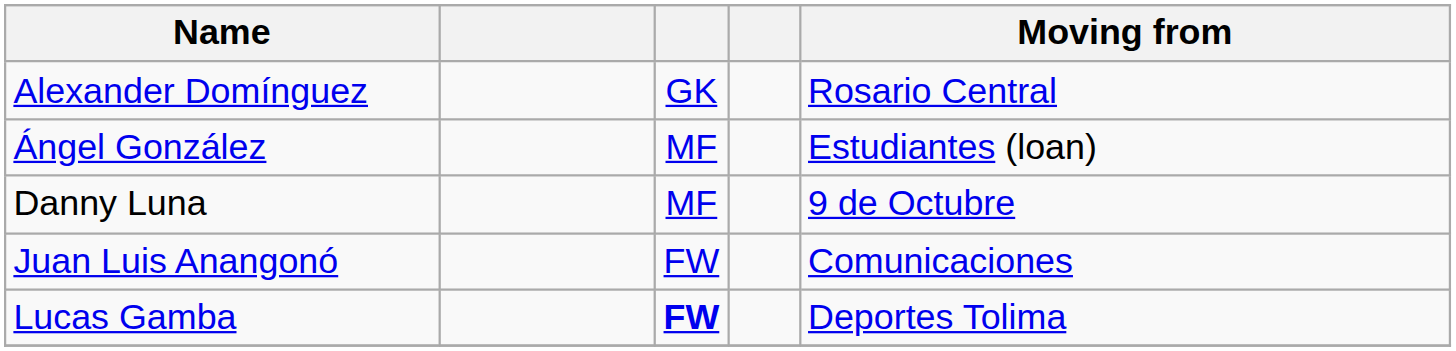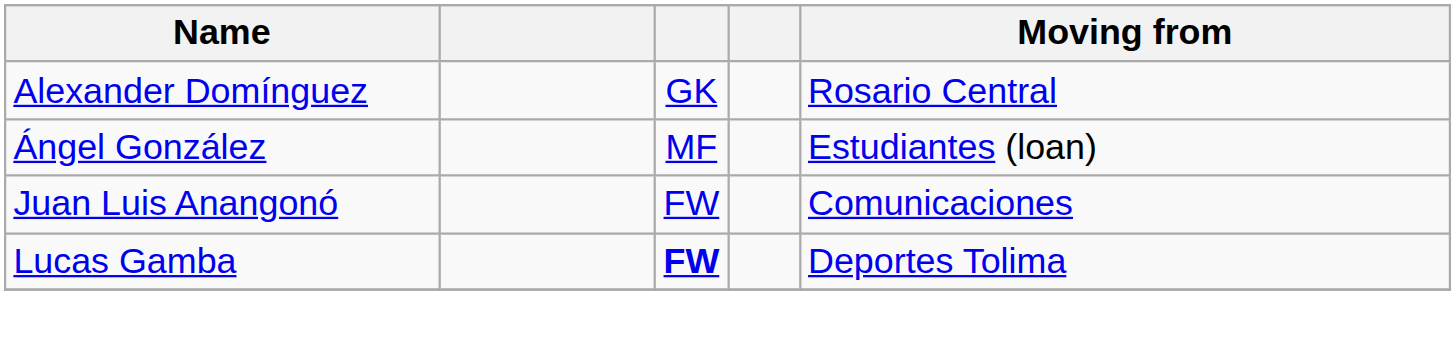- row: (110, 203)
